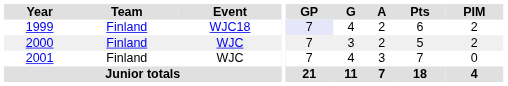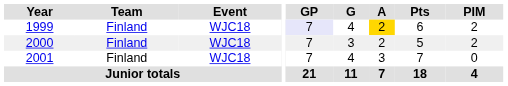(382, 27) no background -> (382, 27) gold background
(230, 43) WJC -> (230, 43) WJC18
(230, 58) WJC -> (230, 58) WJC18
